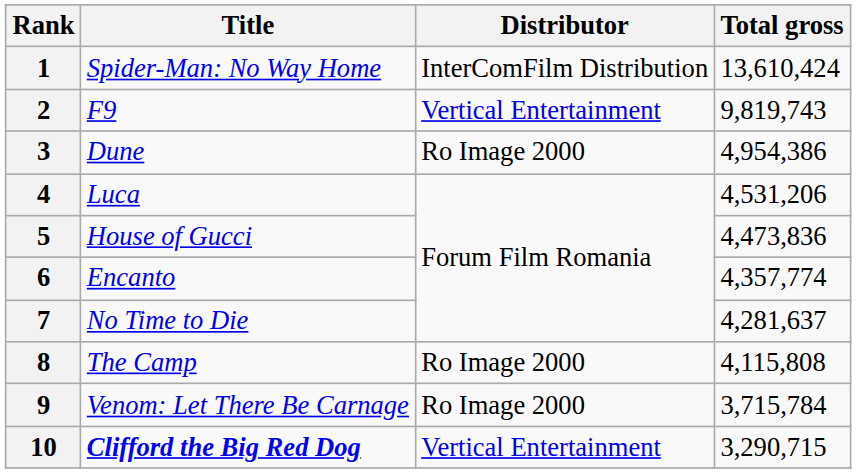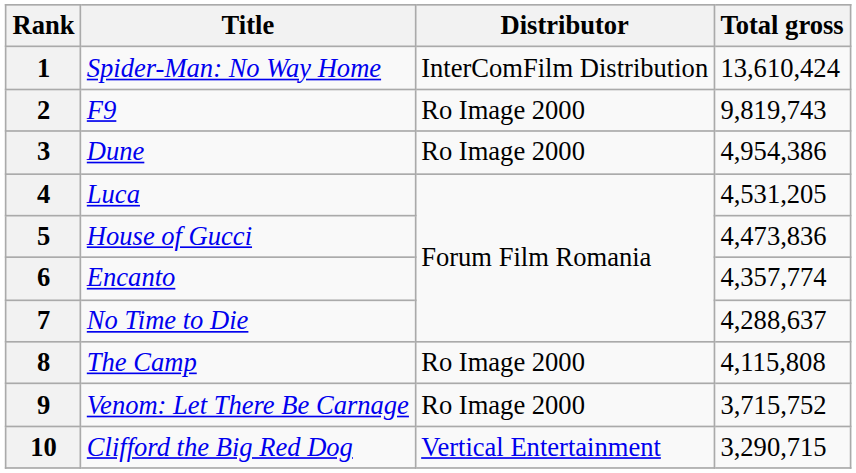(541, 109) Vertical Entertainment -> (503, 109) Ro Image 2000
(774, 194) 4,531,206 -> (774, 194) 4,531,205
(774, 320) 4,281,637 -> (774, 320) 4,288,637
(774, 404) 3,715,784 -> (774, 404) 3,715,752
(224, 446) bold -> (220, 446) normal
